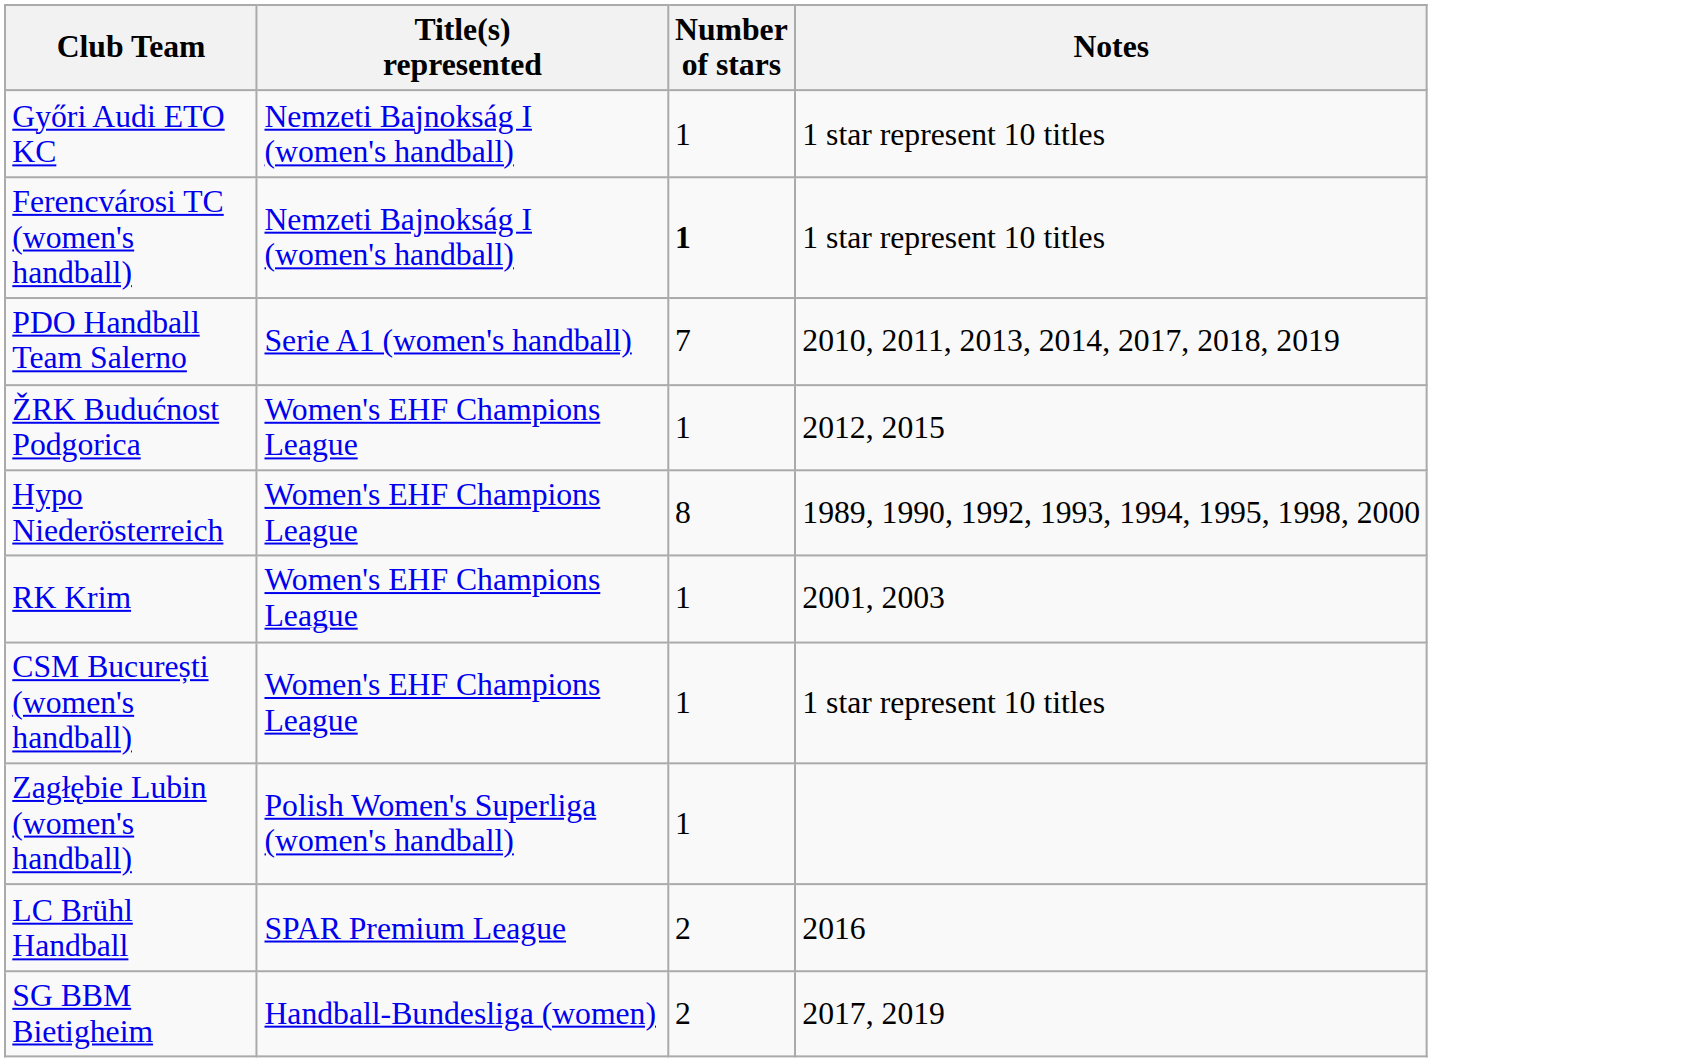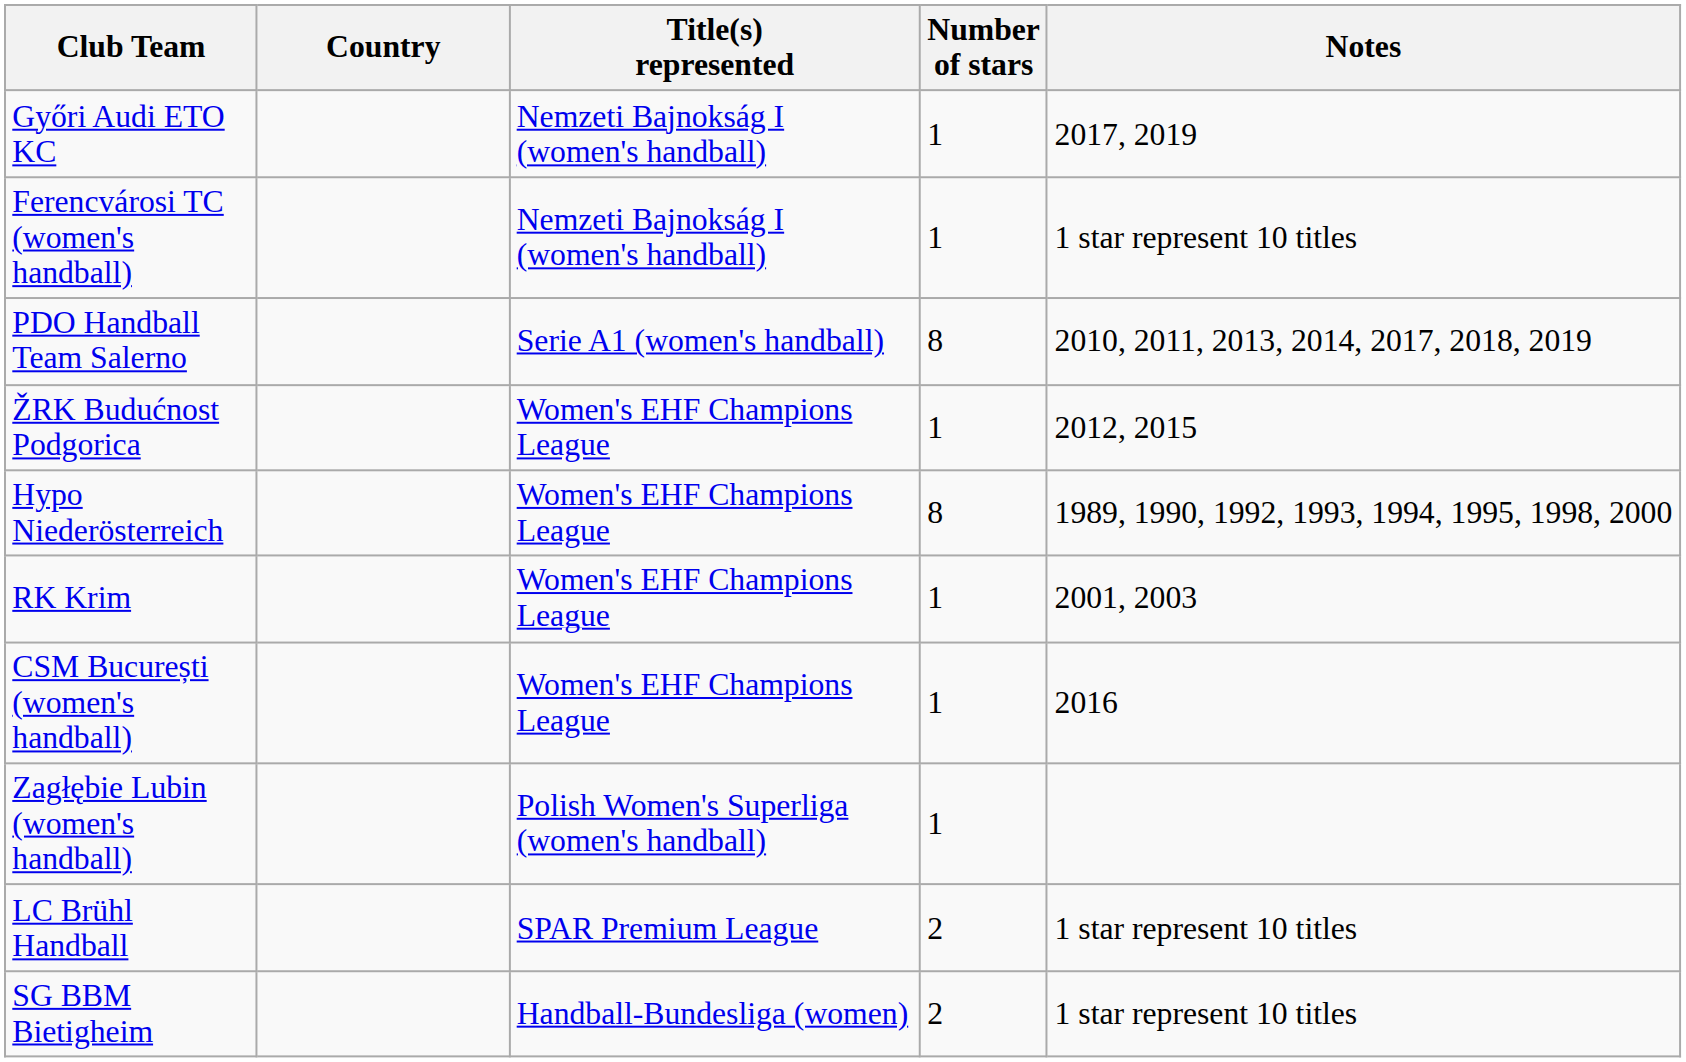+ column: (383, 47)
(954, 133) 1 star represent 10 titles -> (1126, 133) 2017, 2019
(683, 237) bold -> (935, 237) normal
(683, 340) 7 -> (935, 340) 8
(954, 702) 1 star represent 10 titles -> (1086, 702) 2016
(834, 927) 2016 -> (1206, 927) 1 star represent 10 titles
(874, 1013) 2017, 2019 -> (1206, 1013) 1 star represent 10 titles
